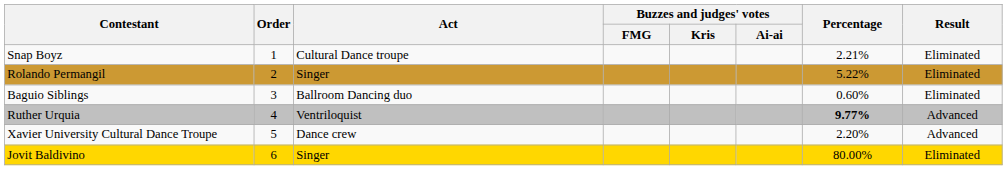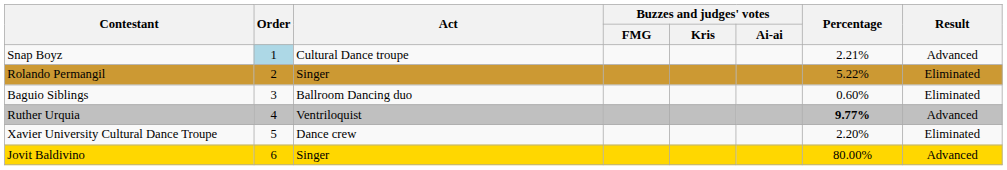(274, 54) no background -> (274, 54) lightblue background
(952, 54) Eliminated -> (952, 54) Advanced
(952, 134) Advanced -> (952, 134) Eliminated
(952, 154) Eliminated -> (952, 154) Advanced
